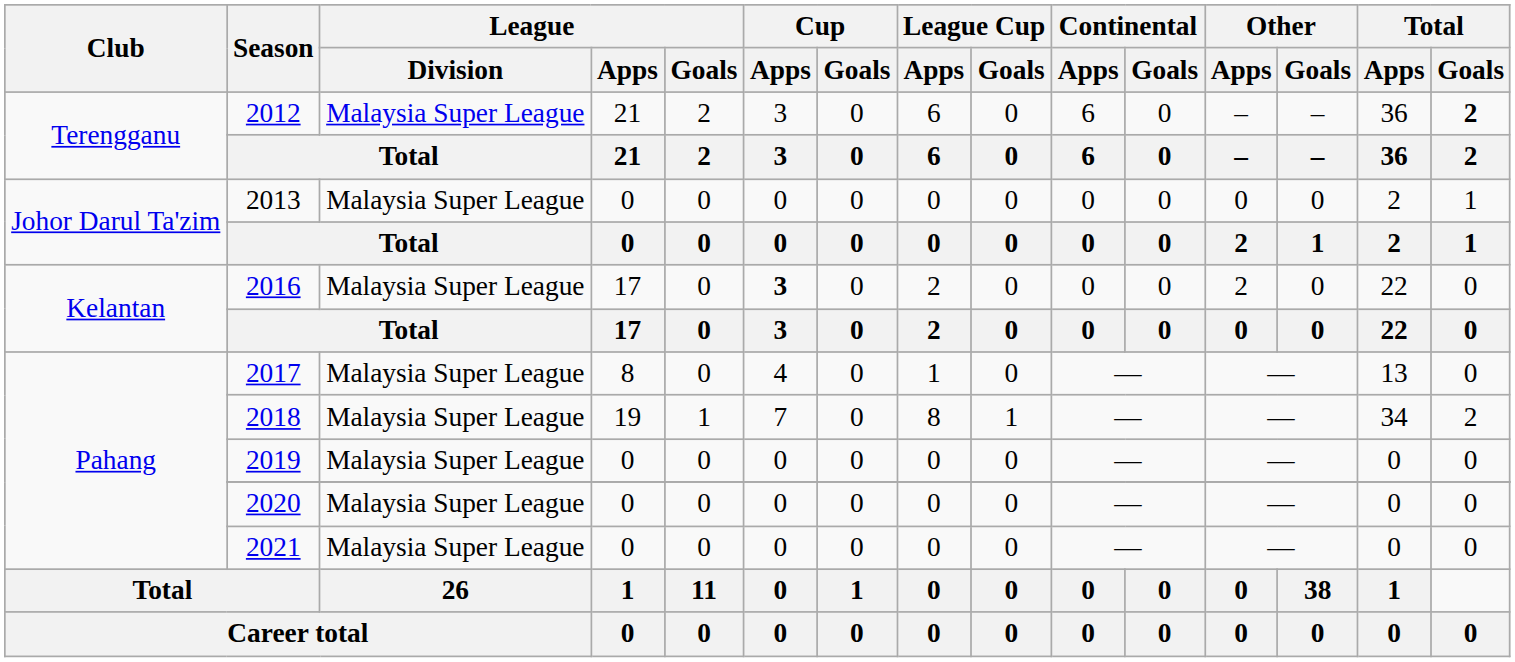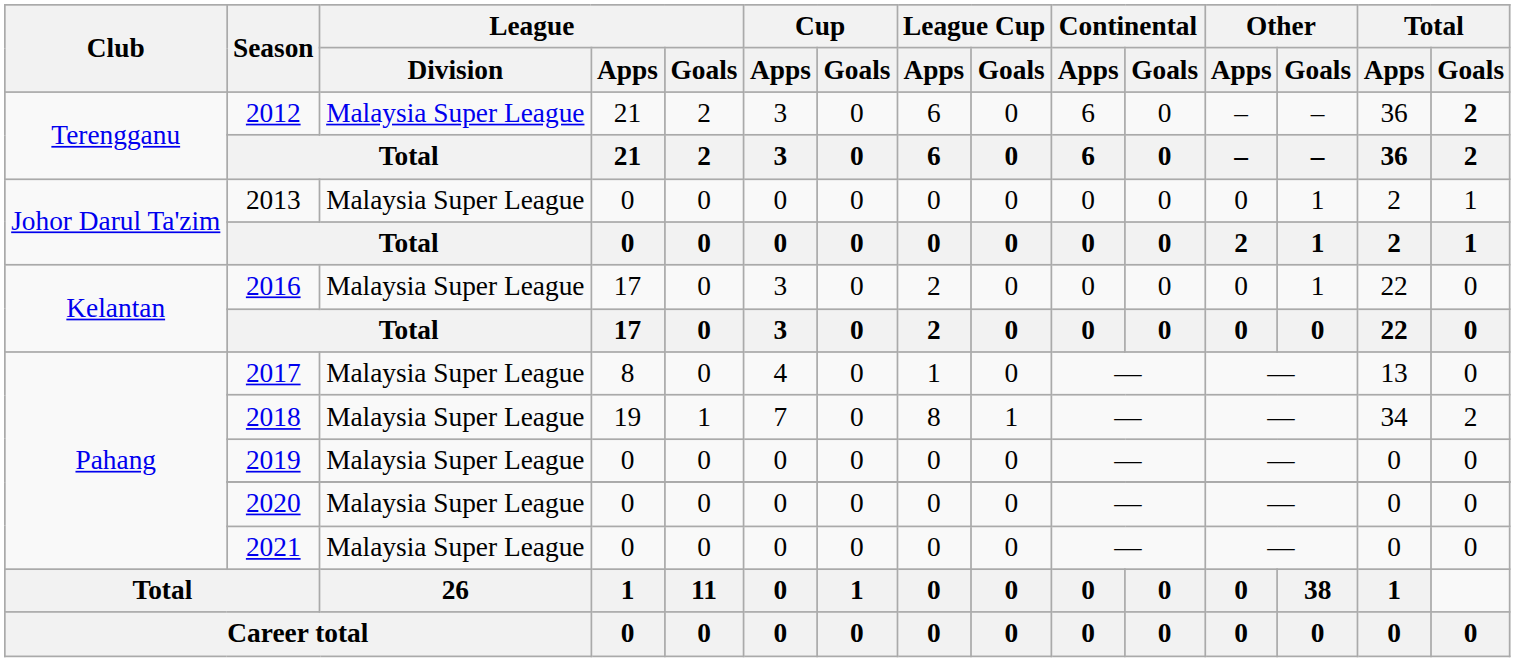(1318, 199) 0 -> (1318, 199) 1
(780, 286) bold -> (780, 286) normal
(1241, 286) 2 -> (1241, 286) 0
(1318, 286) 0 -> (1318, 286) 1
